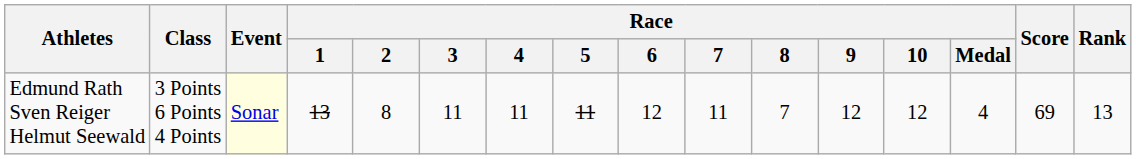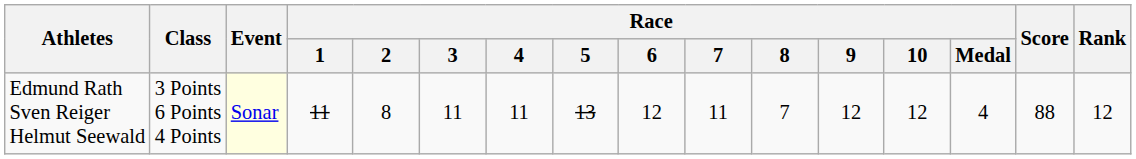(320, 113) 13 -> (320, 113) 11
(585, 113) 11 -> (585, 113) 13
(1045, 113) 69 -> (1045, 113) 88
(1102, 113) 13 -> (1102, 113) 12
